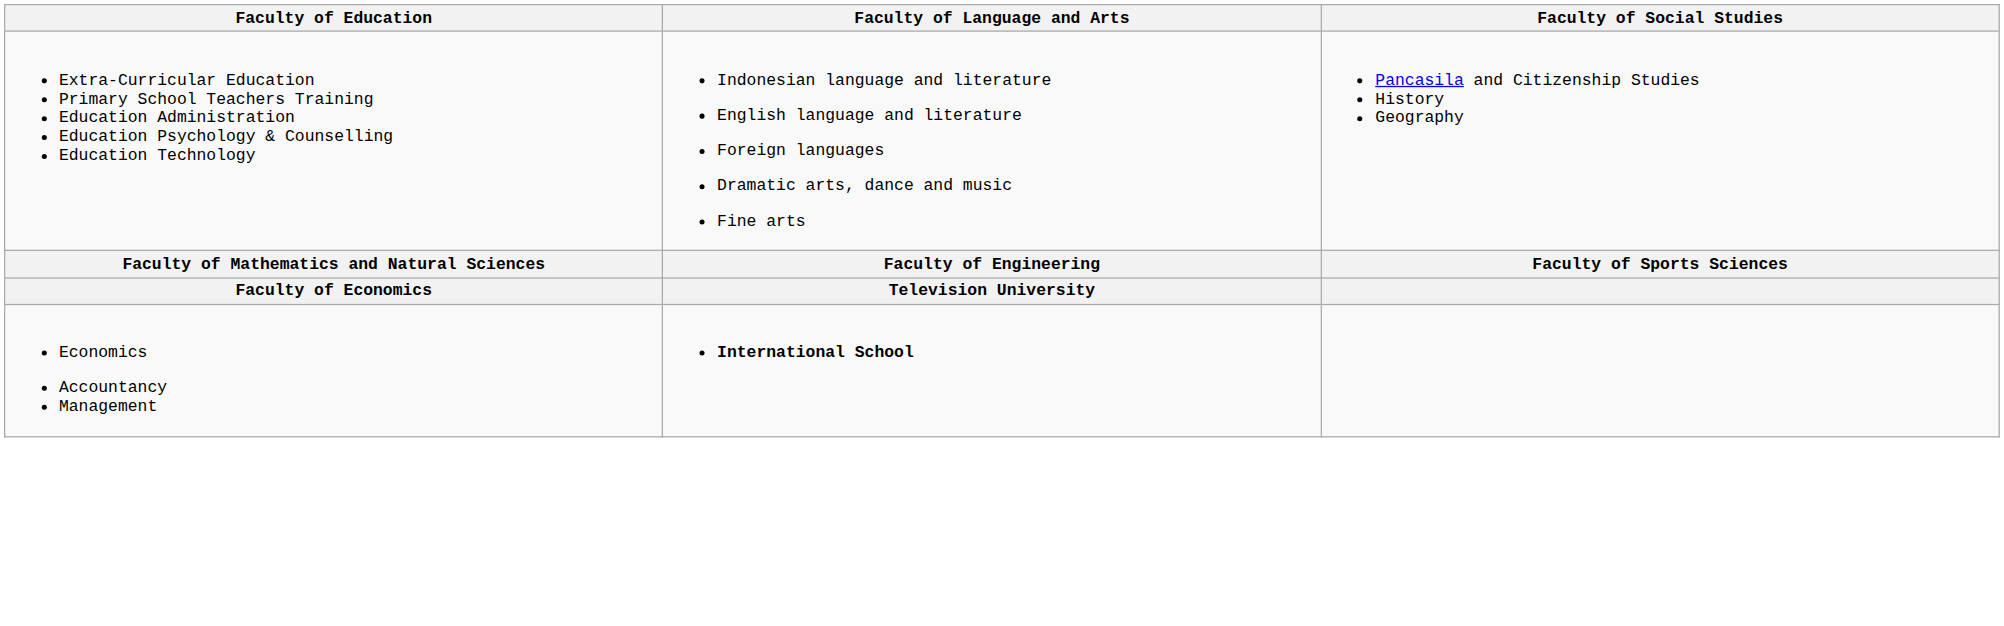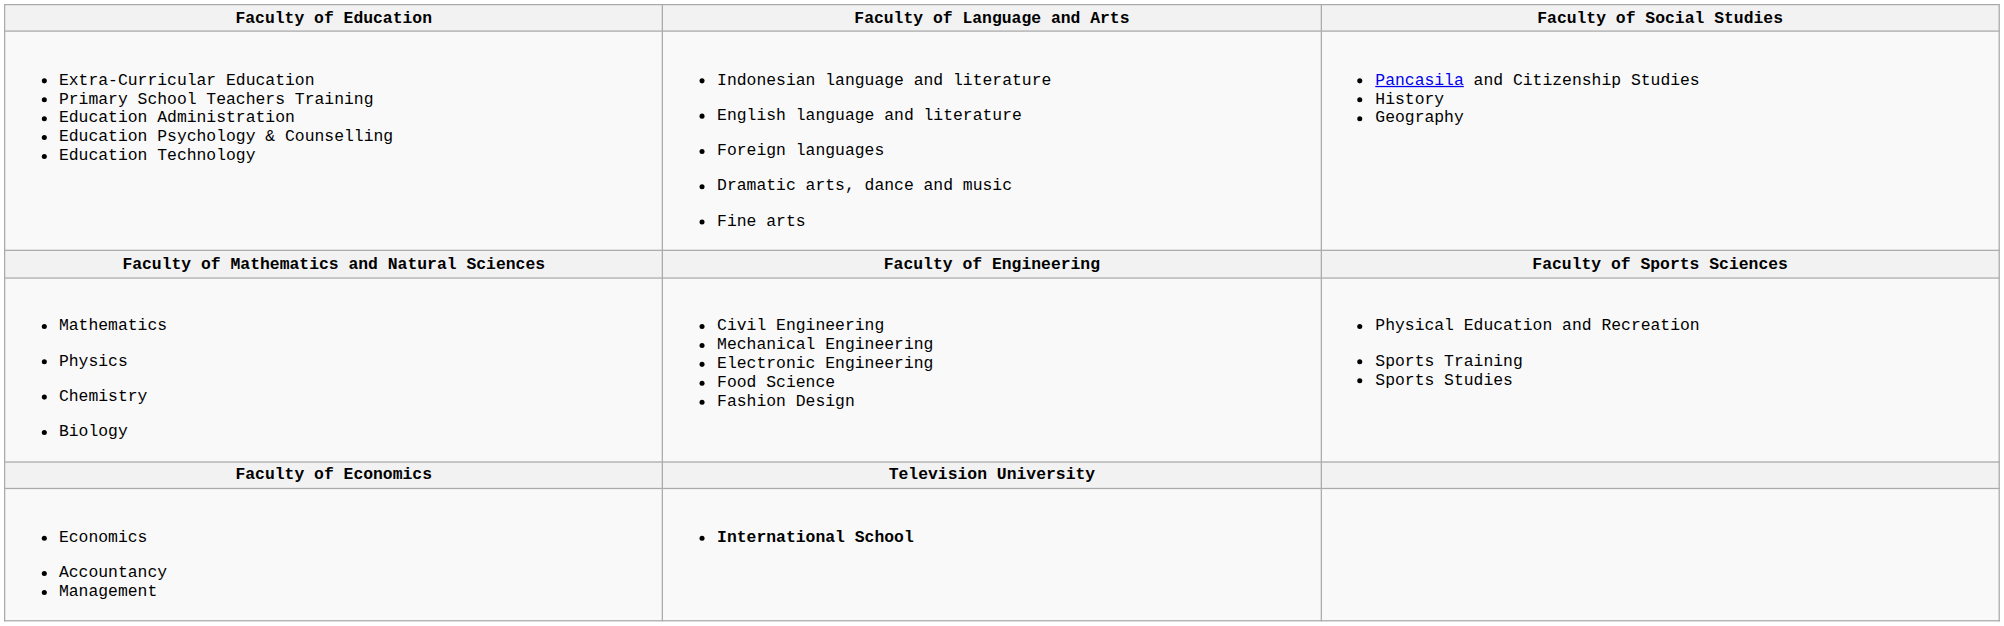+ row: (334, 379)
